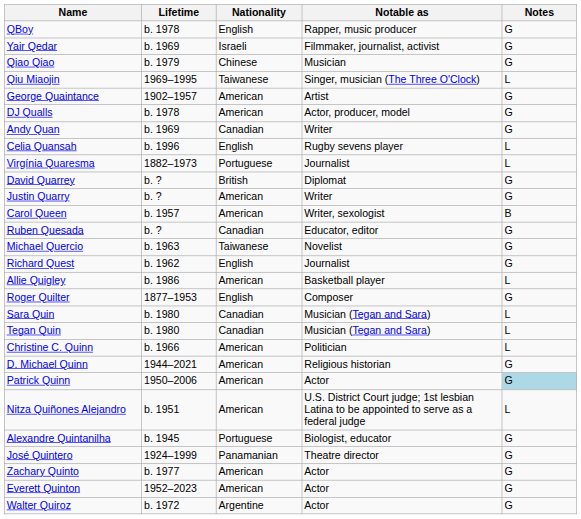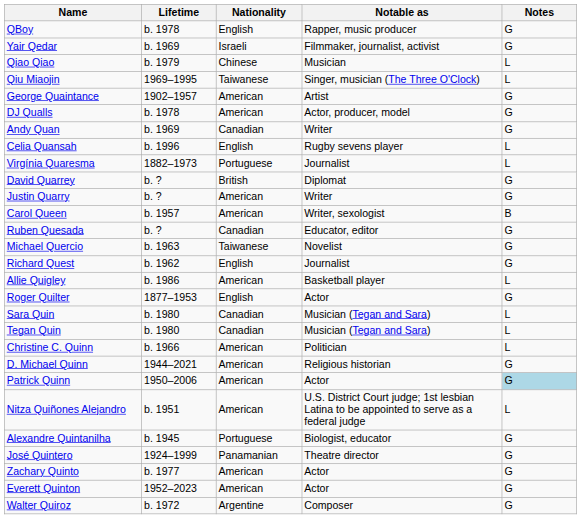(509, 63) G -> (508, 63) L
(329, 297) Composer -> (317, 297) Actor
(317, 505) Actor -> (329, 505) Composer
